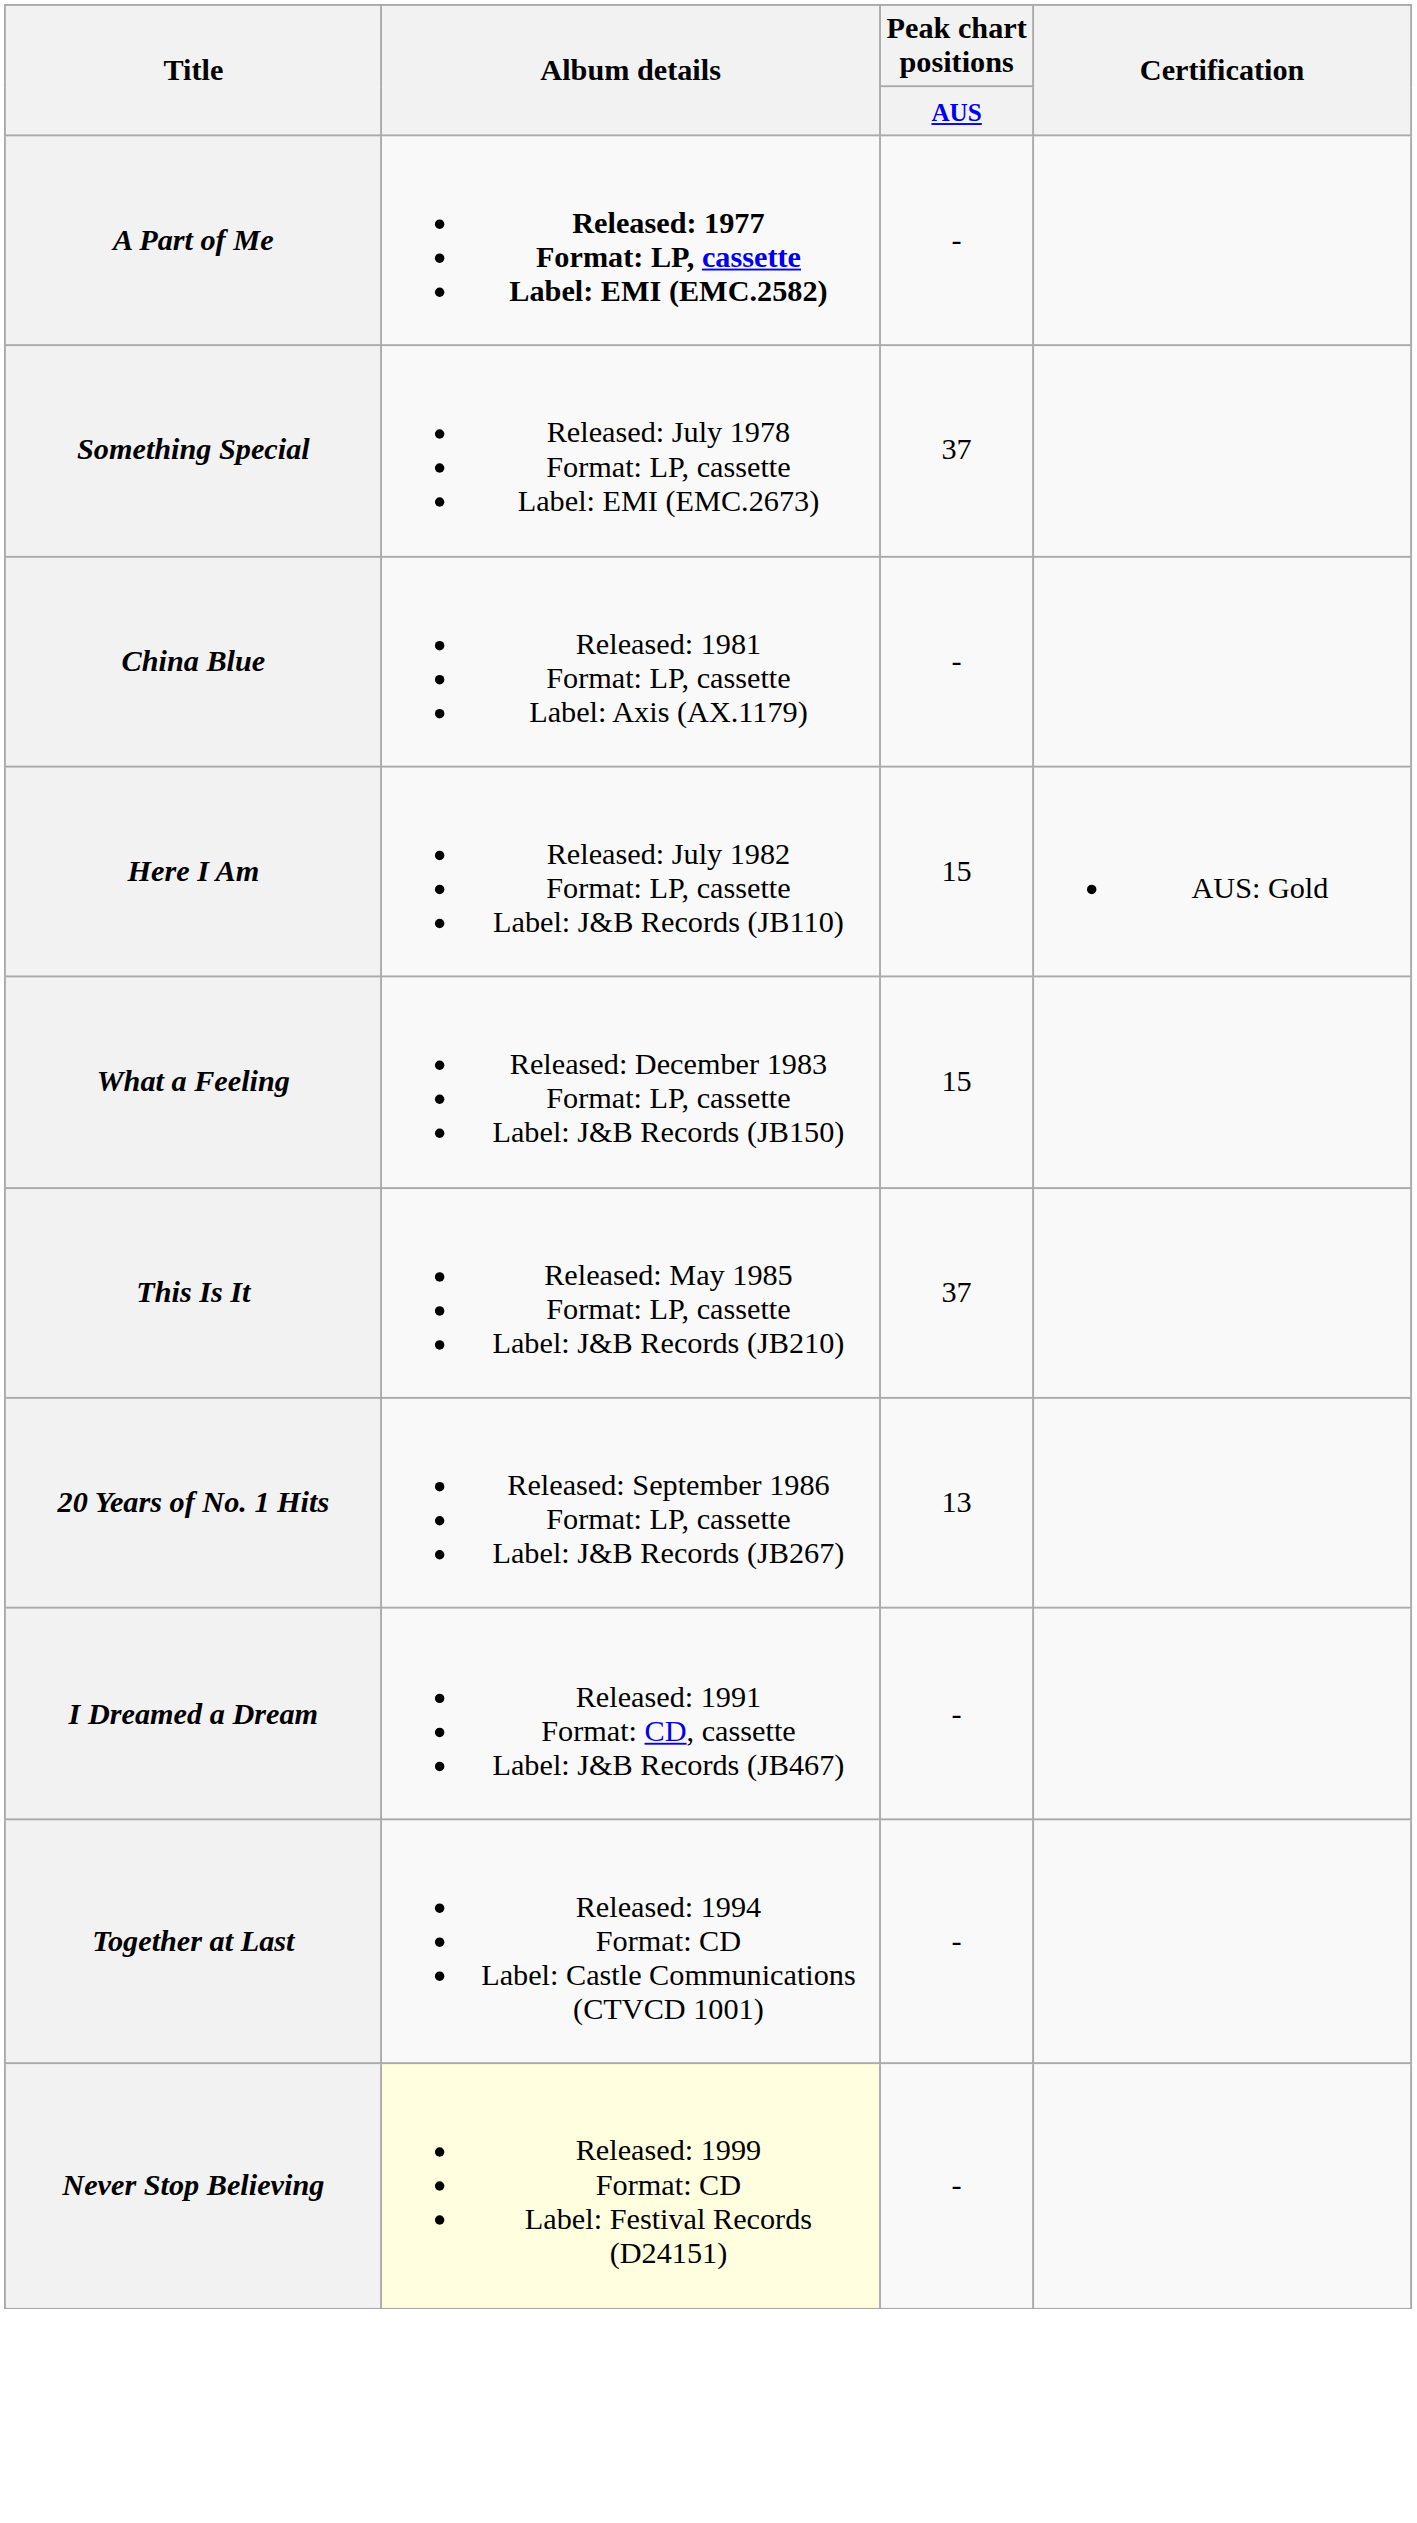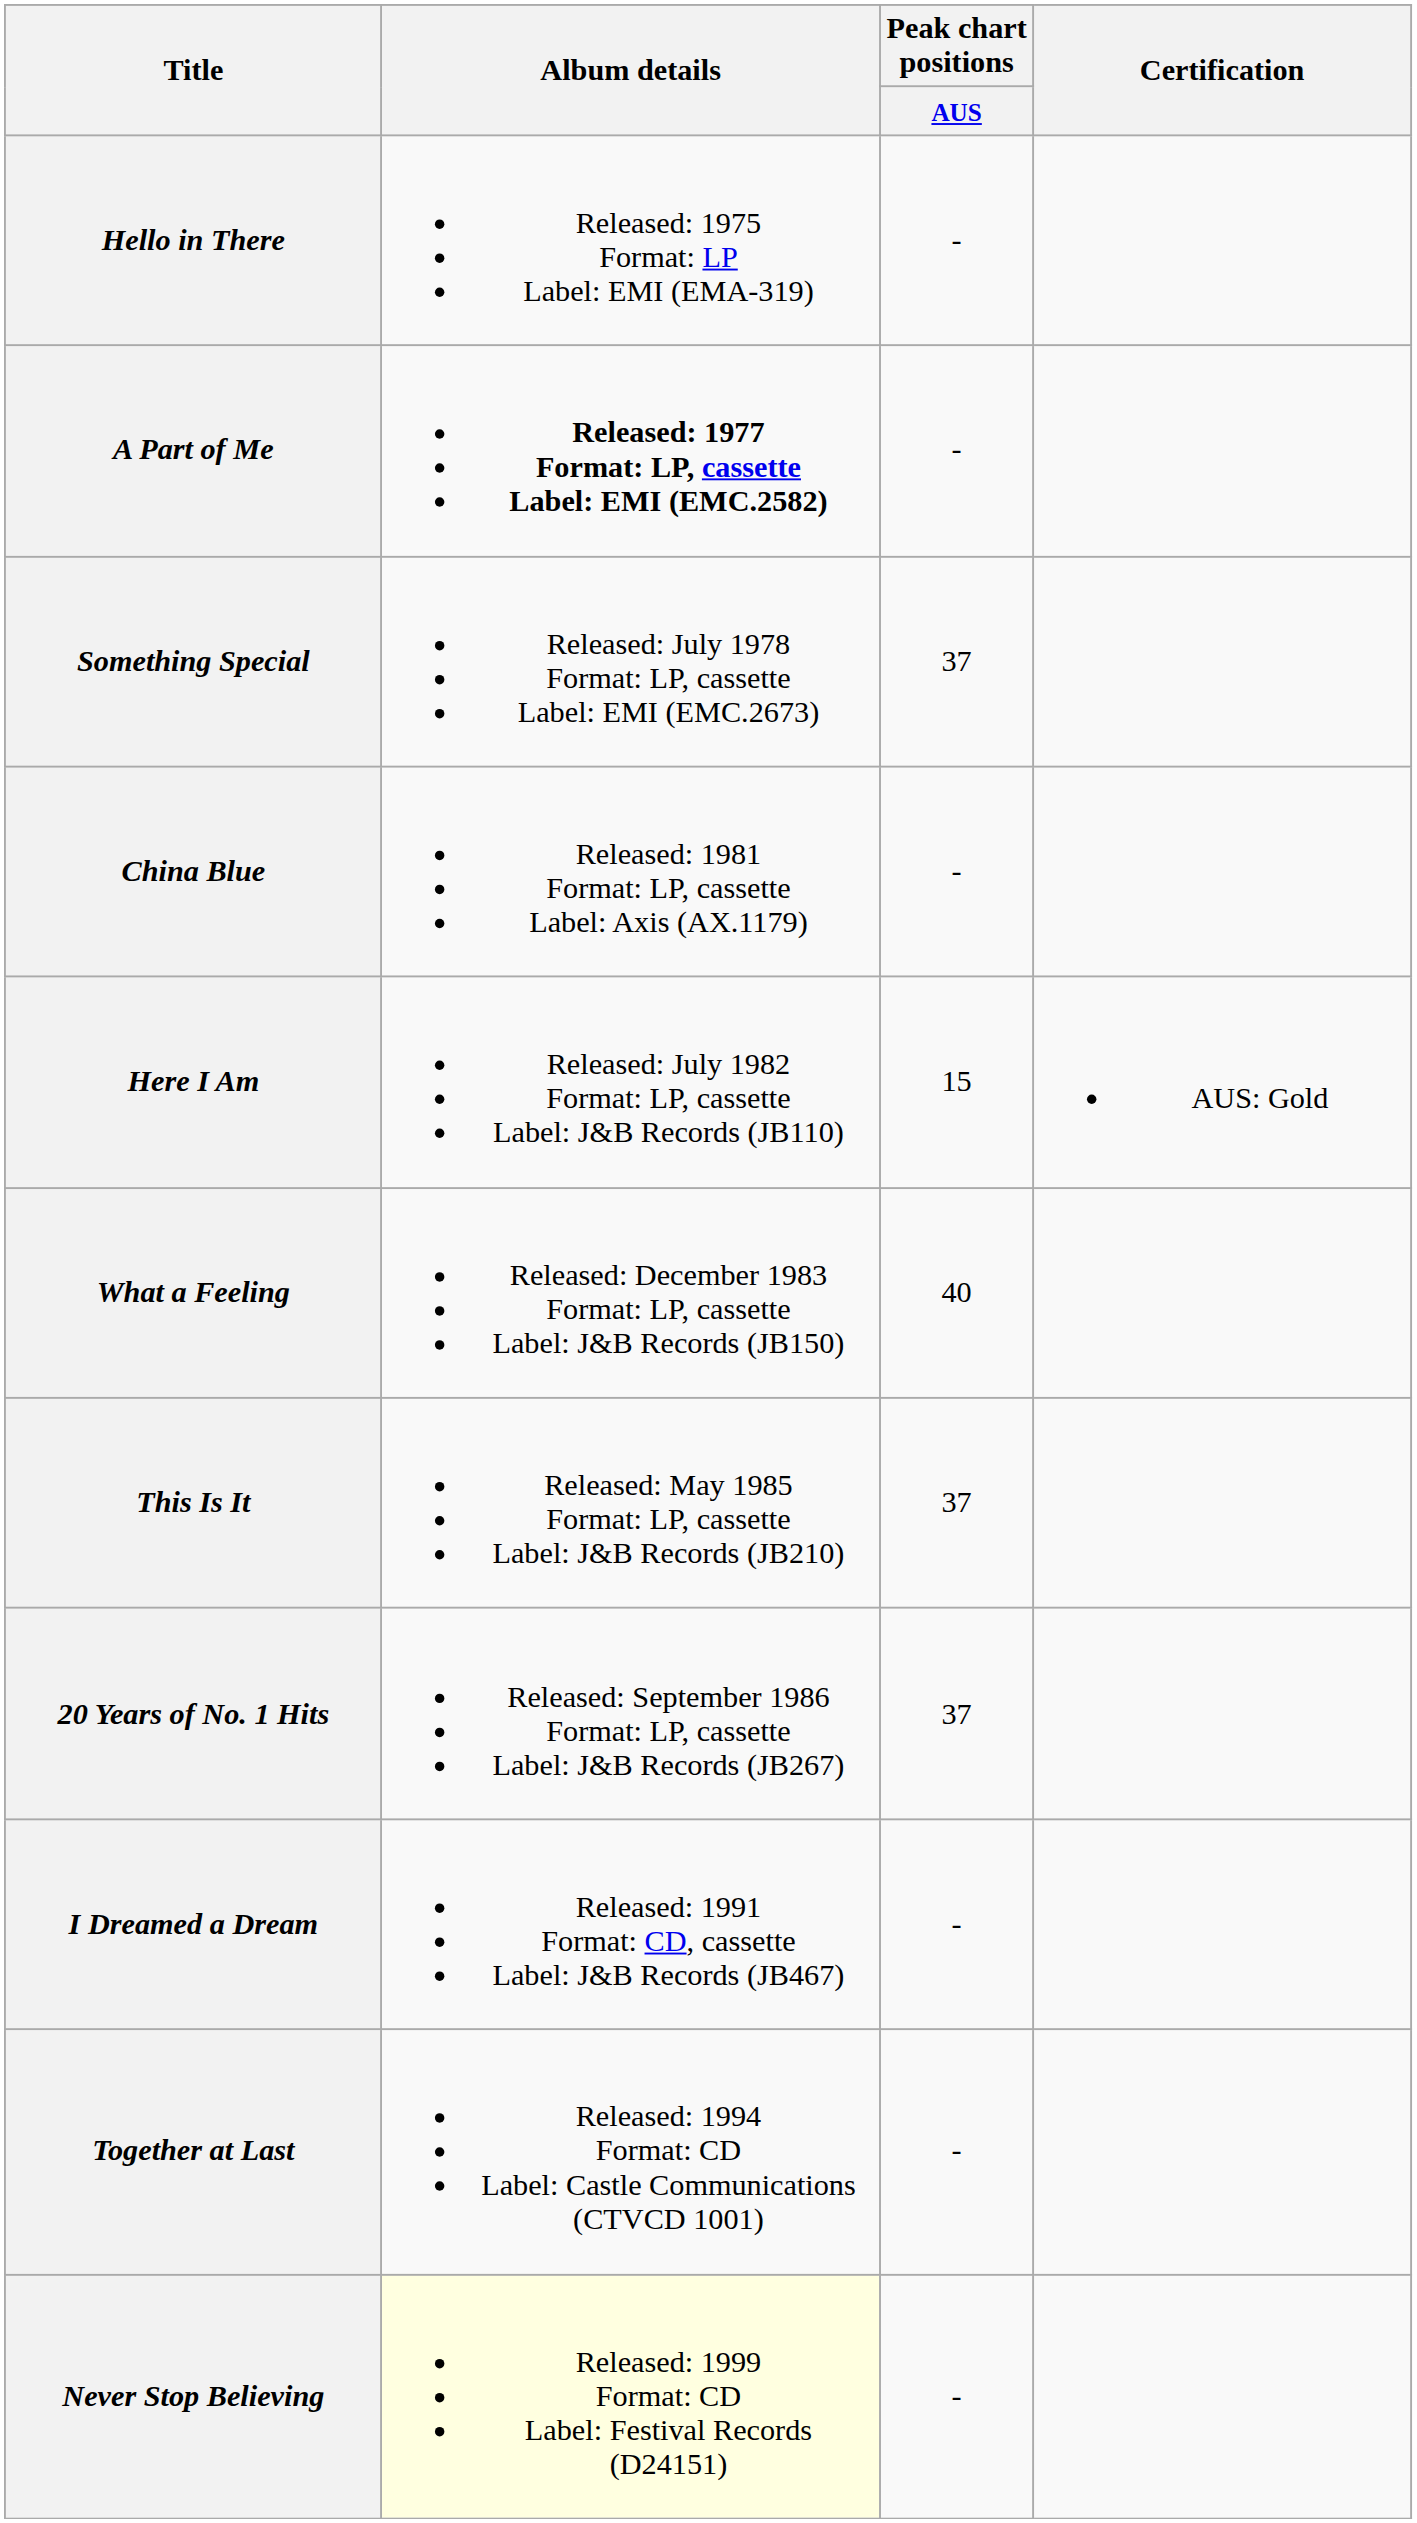+ row: (193, 239)
(957, 1081) 15 -> (957, 1292) 40
(957, 1502) 13 -> (957, 1713) 37
